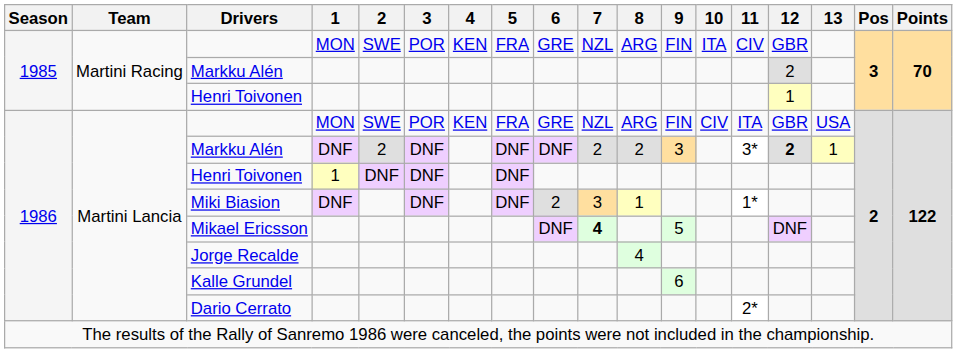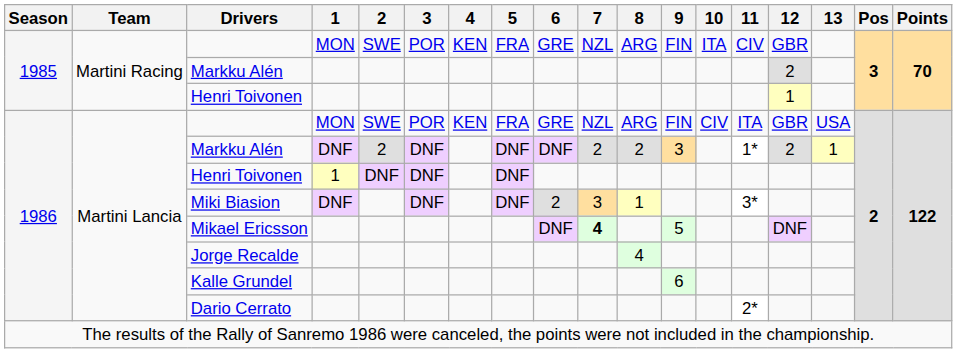(750, 149) 3* -> (750, 149) 1*
(790, 149) bold -> (790, 149) normal
(750, 202) 1* -> (750, 202) 3*
